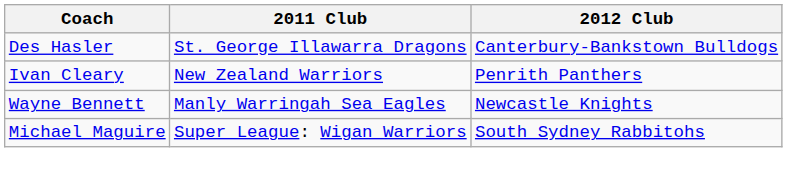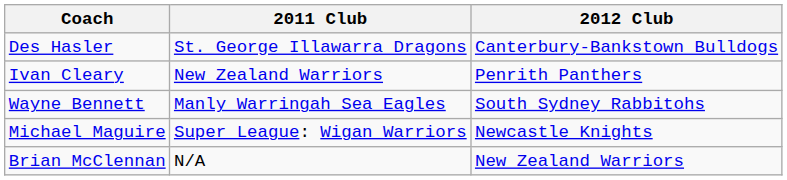(564, 104) Newcastle Knights -> (590, 104) South Sydney Rabbitohs
(590, 132) South Sydney Rabbitohs -> (564, 132) Newcastle Knights
+ row: (87, 161)
